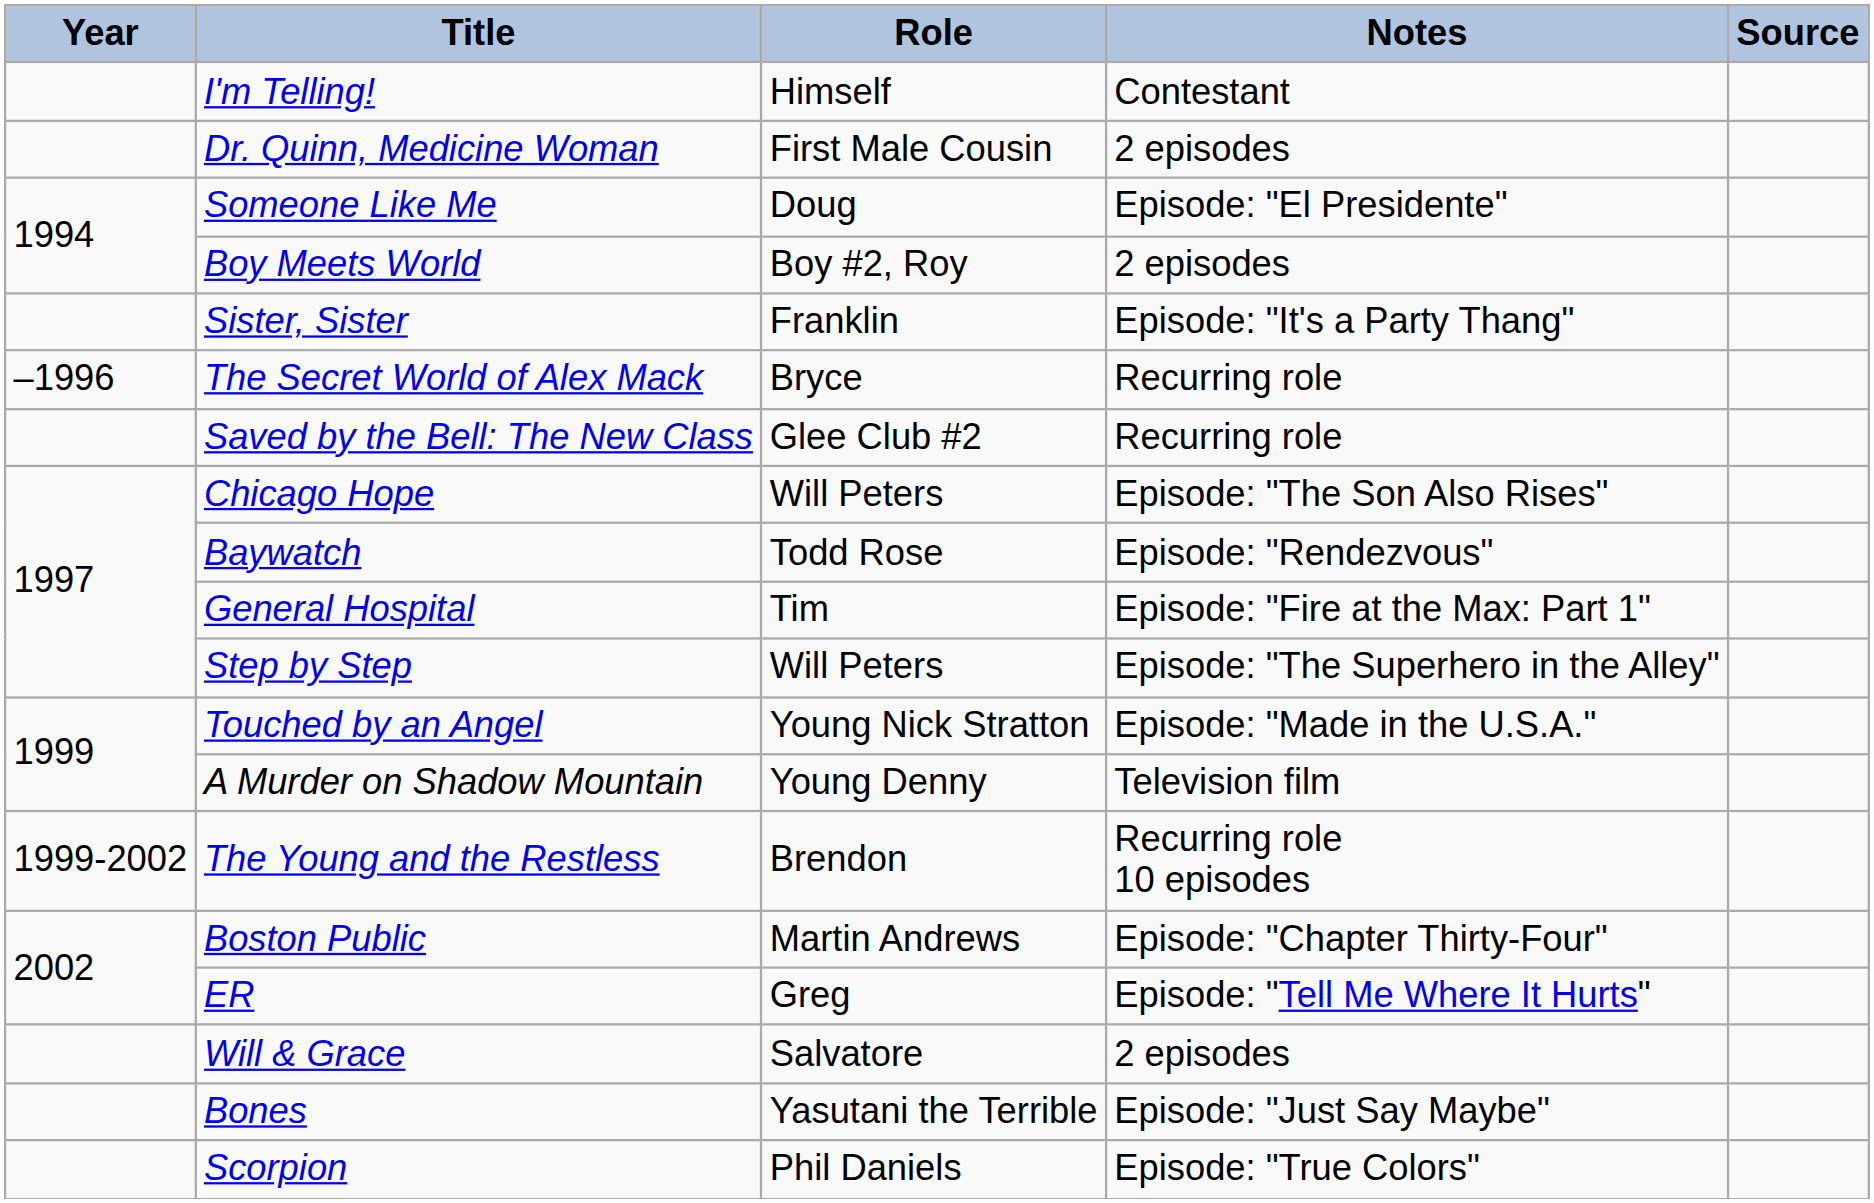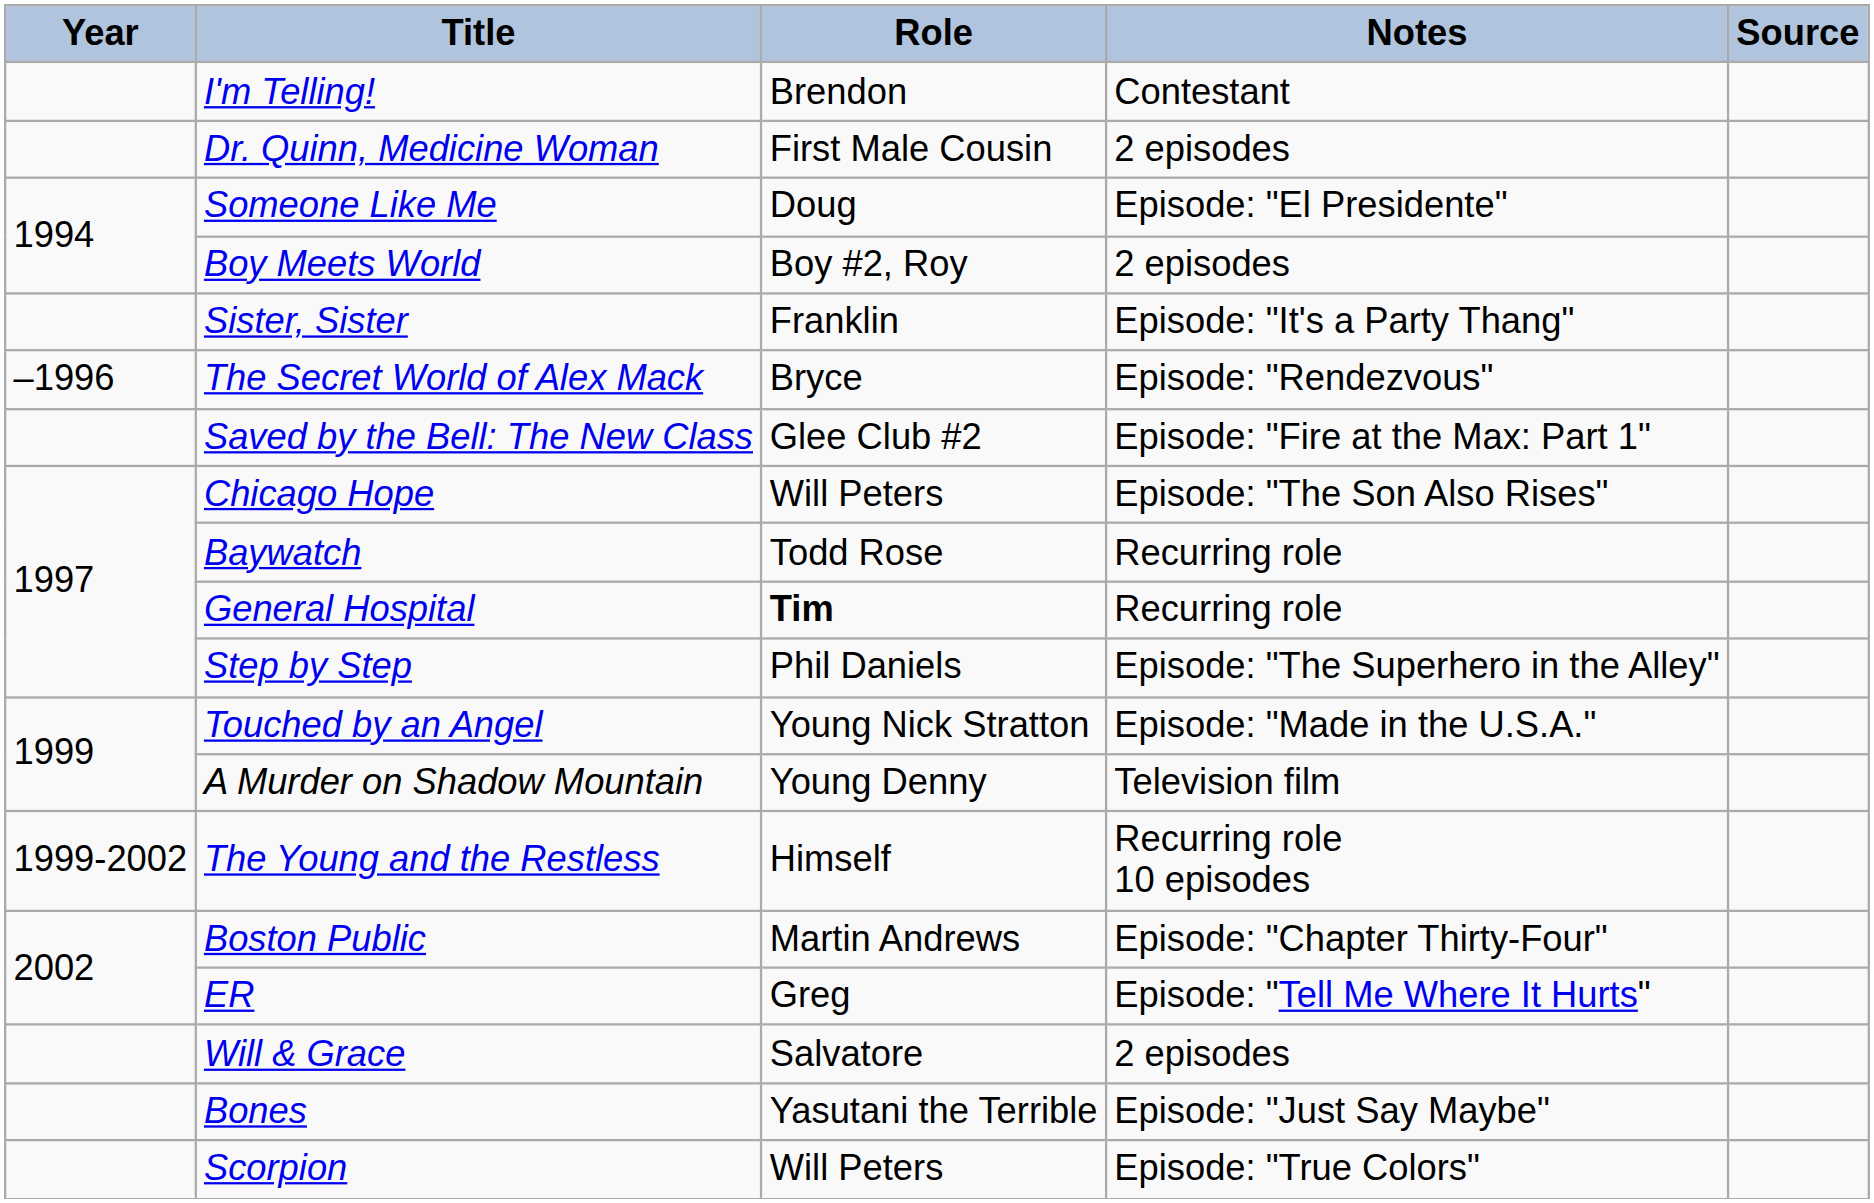(830, 90) Himself -> (838, 90) Brendon
(1228, 378) Recurring role -> (1304, 378) Episode: "Rendezvous"
(1228, 436) Recurring role -> (1383, 436) Episode: "Fire at the Max: Part 1"
(1304, 551) Episode: "Rendezvous" -> (1228, 551) Recurring role
(799, 609) normal -> (802, 609) bold
(1383, 609) Episode: "Fire at the Max: Part 1" -> (1228, 609) Recurring role
(857, 666) Will Peters -> (866, 666) Phil Daniels
(838, 860) Brendon -> (830, 860) Himself
(866, 1168) Phil Daniels -> (857, 1168) Will Peters
